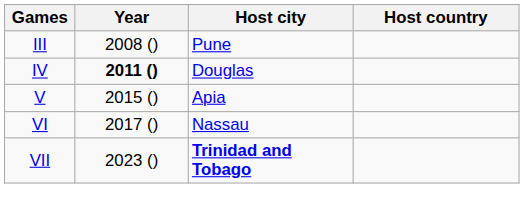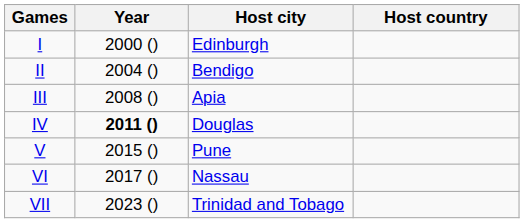+ row: (40, 44)
+ row: (40, 71)
(212, 44) Pune -> (209, 97) Apia
(209, 97) Apia -> (212, 151) Pune
(242, 160) bold -> (268, 204) normal
